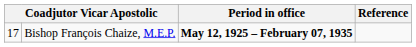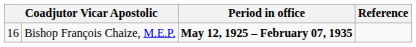(13, 32) 17 -> (13, 32) 16
